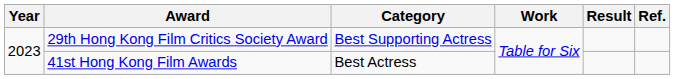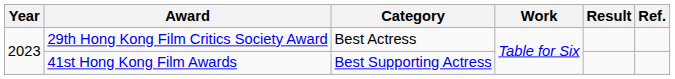(413, 39) Best Supporting Actress -> (375, 39) Best Actress
(375, 62) Best Actress -> (413, 62) Best Supporting Actress
